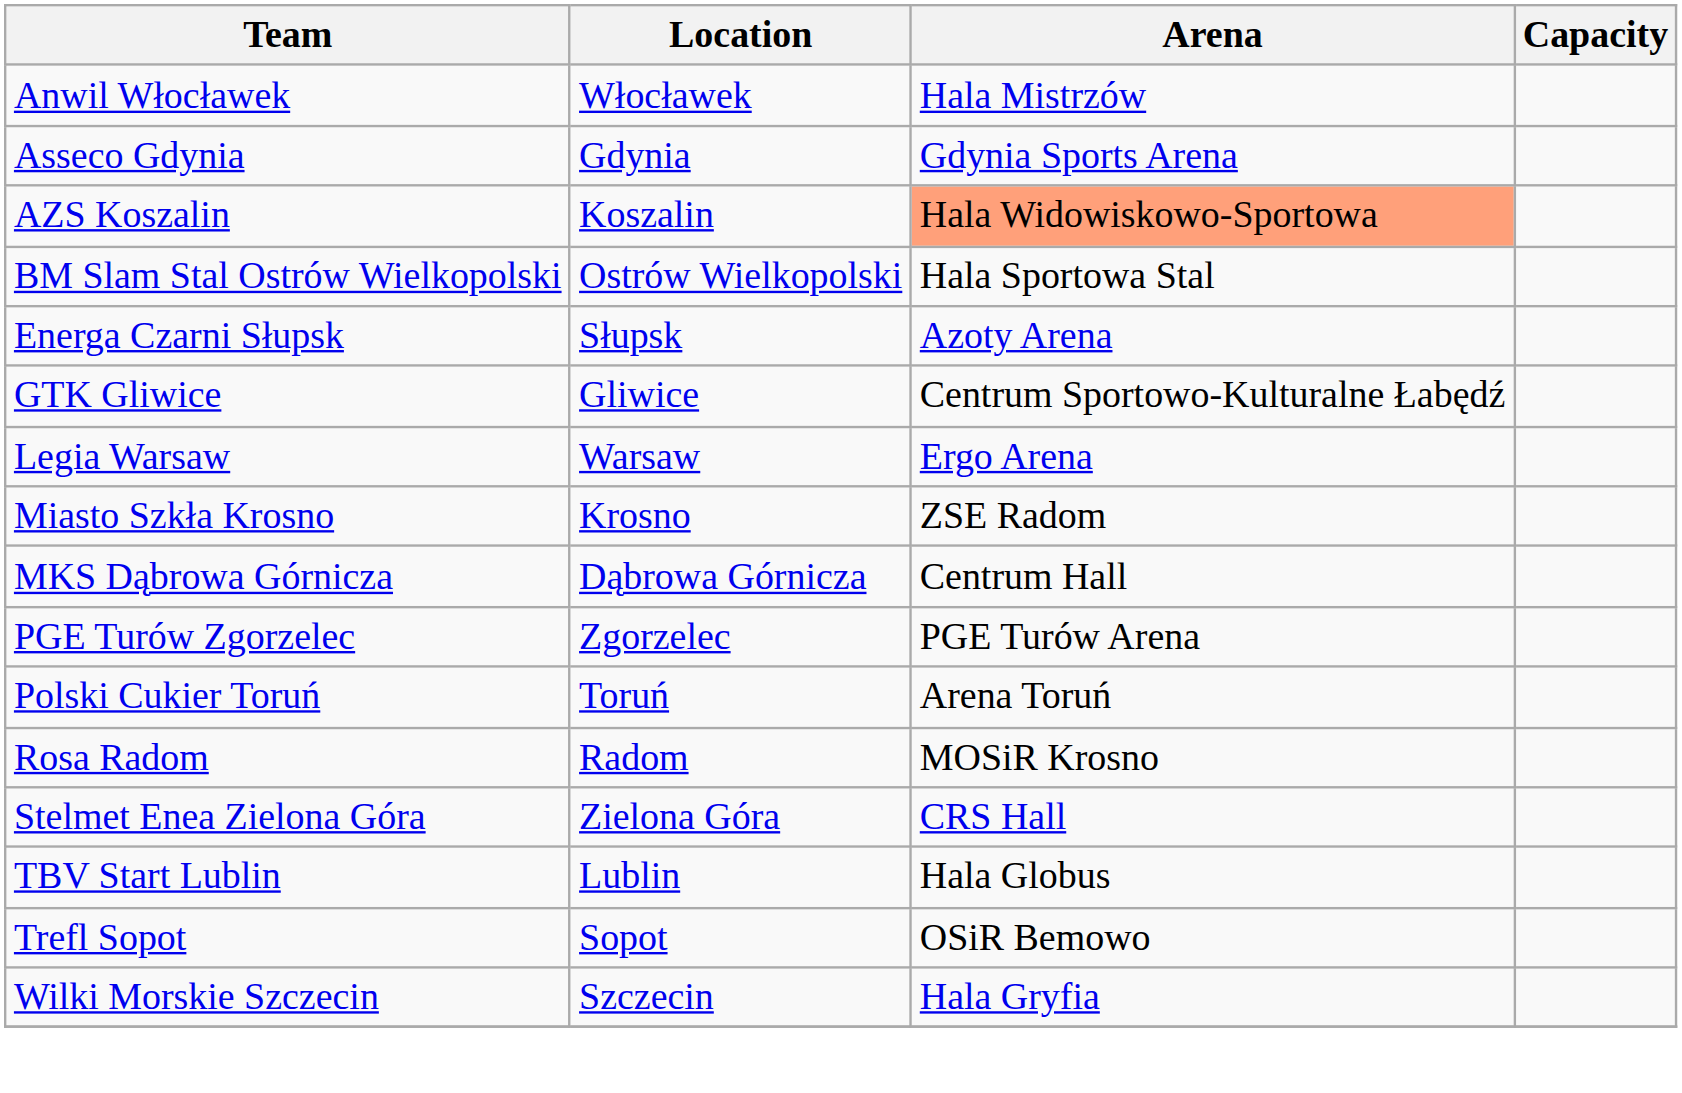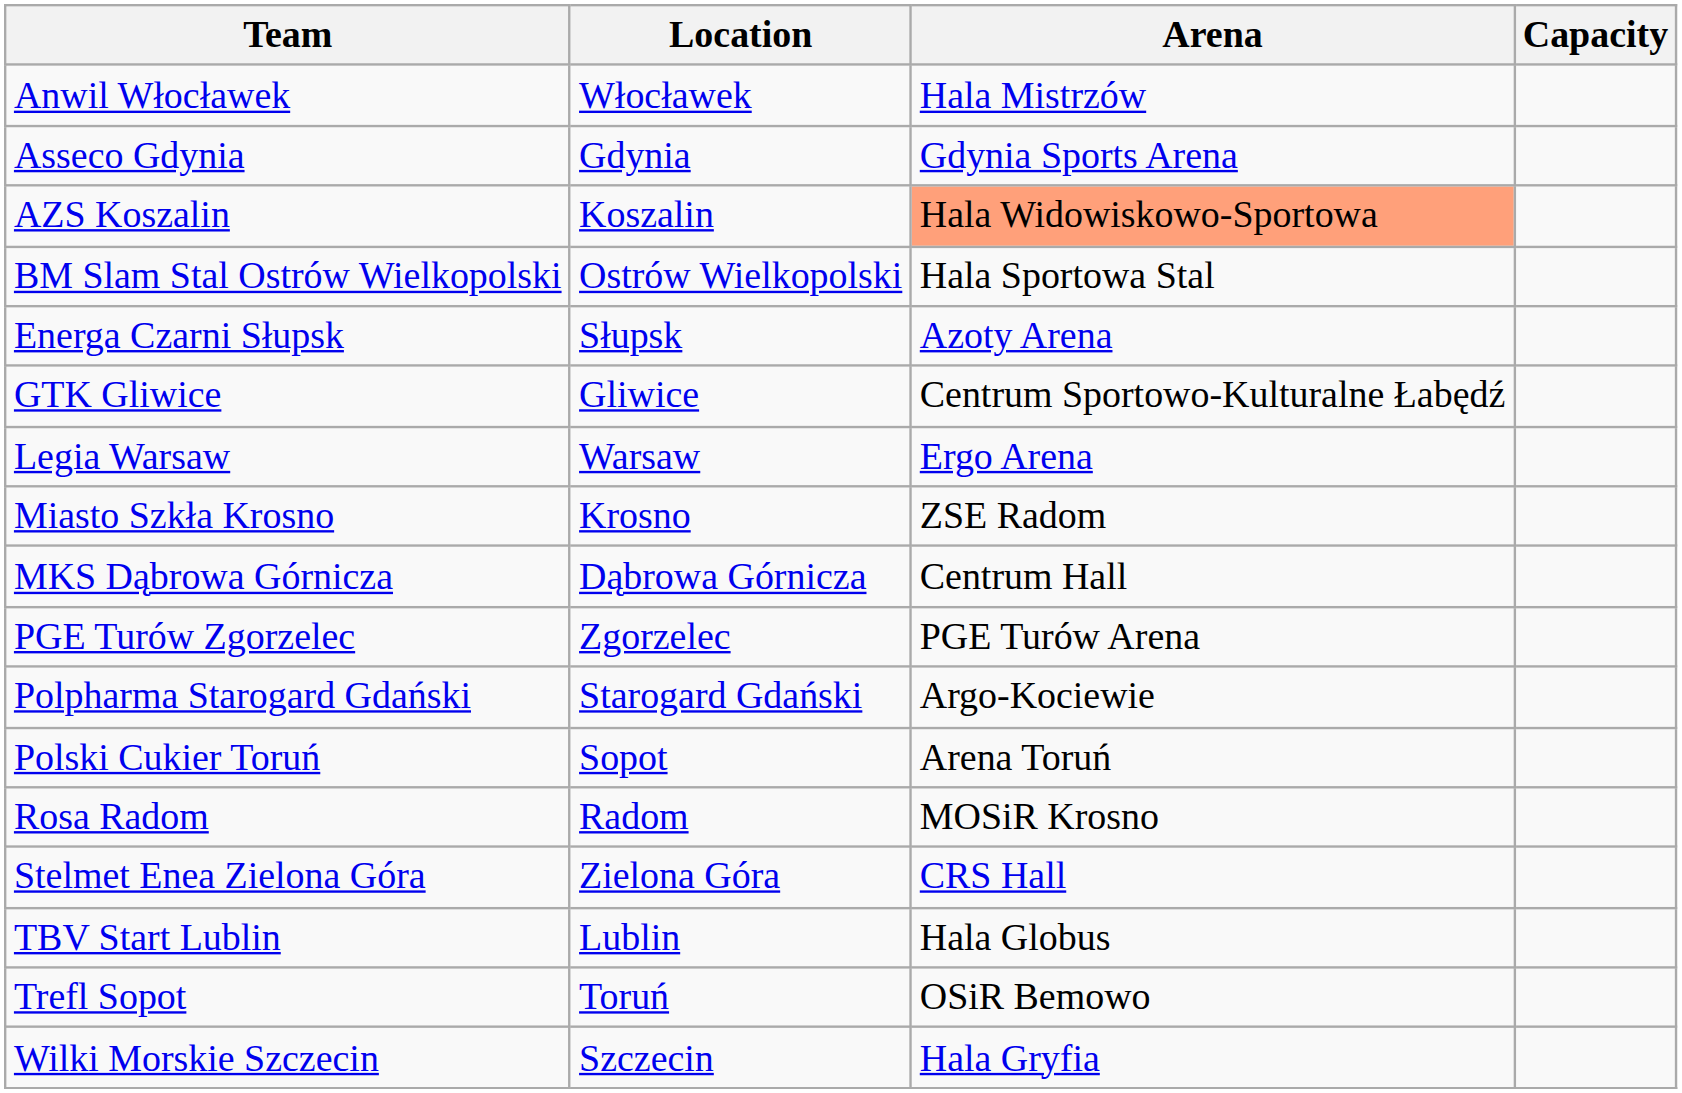+ row: (242, 696)
(624, 696) Toruń -> (623, 756) Sopot
(623, 936) Sopot -> (624, 996) Toruń
